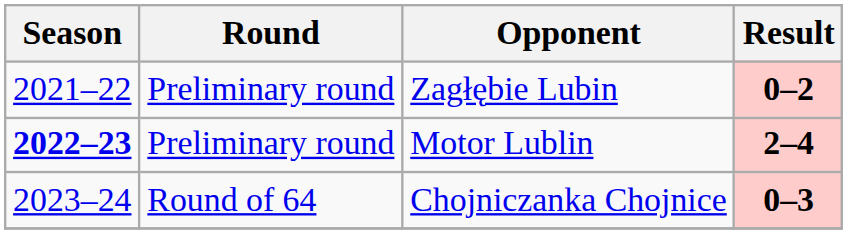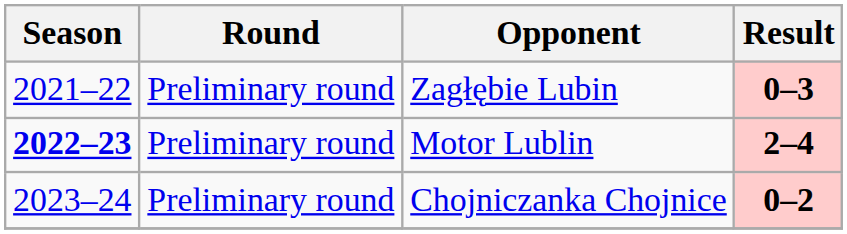(789, 88) 0–2 -> (789, 88) 0–3
(232, 200) Round of 64 -> (271, 200) Preliminary round
(789, 200) 0–3 -> (789, 200) 0–2
